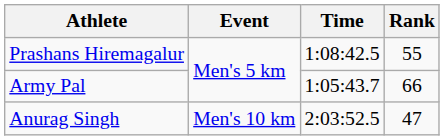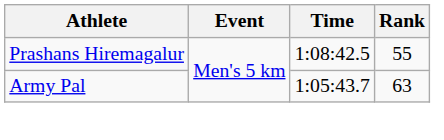(412, 86) 66 -> (402, 86) 63
- row: (64, 118)
